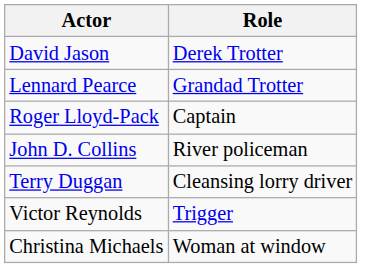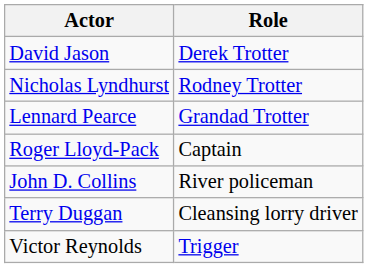+ row: (89, 85)
- row: (86, 246)
